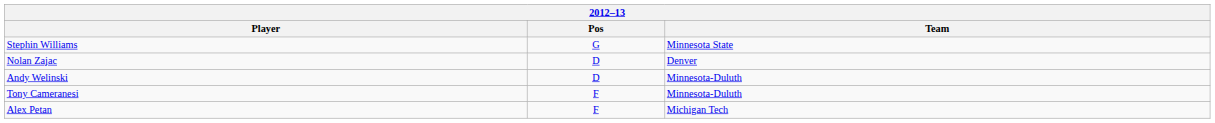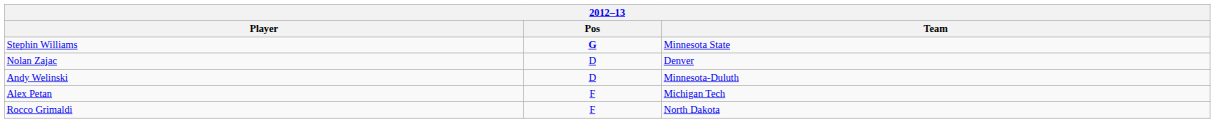(596, 45) normal -> (592, 45) bold
- row: (43, 93)
+ row: (40, 110)
